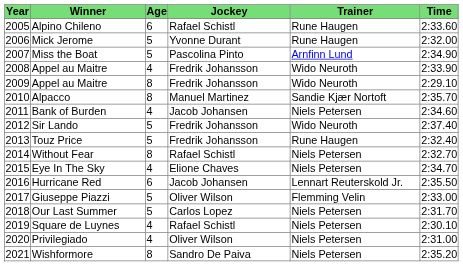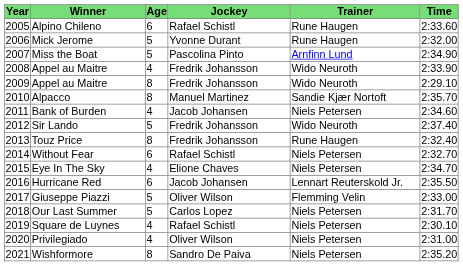(150, 140) 5 -> (150, 140) 8
(150, 154) 8 -> (150, 154) 6
